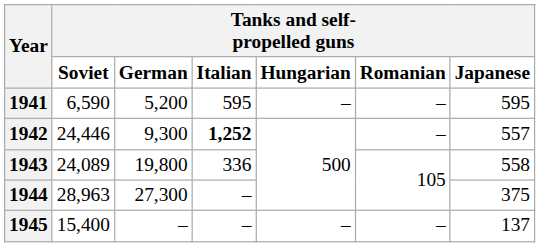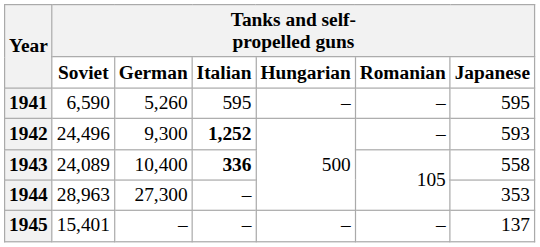(166, 103) 5,200 -> (166, 103) 5,260
(83, 133) 24,446 -> (83, 133) 24,496
(515, 133) 557 -> (515, 133) 593
(161, 164) 19,800 -> (161, 164) 10,400
(237, 164) normal -> (237, 164) bold
(515, 195) 375 -> (515, 195) 353
(83, 225) 15,400 -> (83, 225) 15,401
